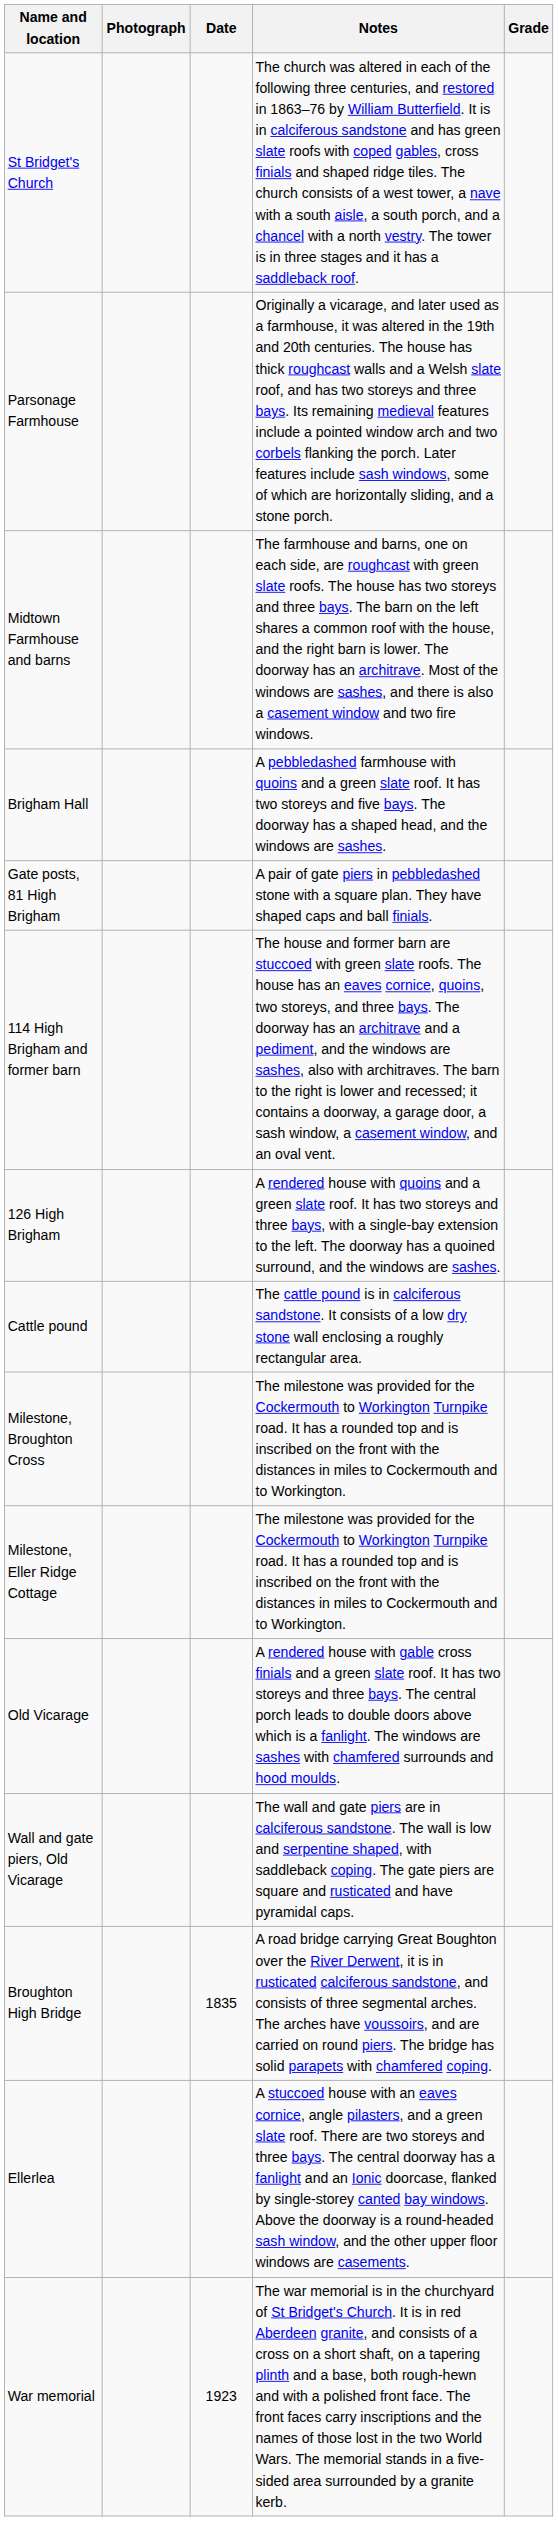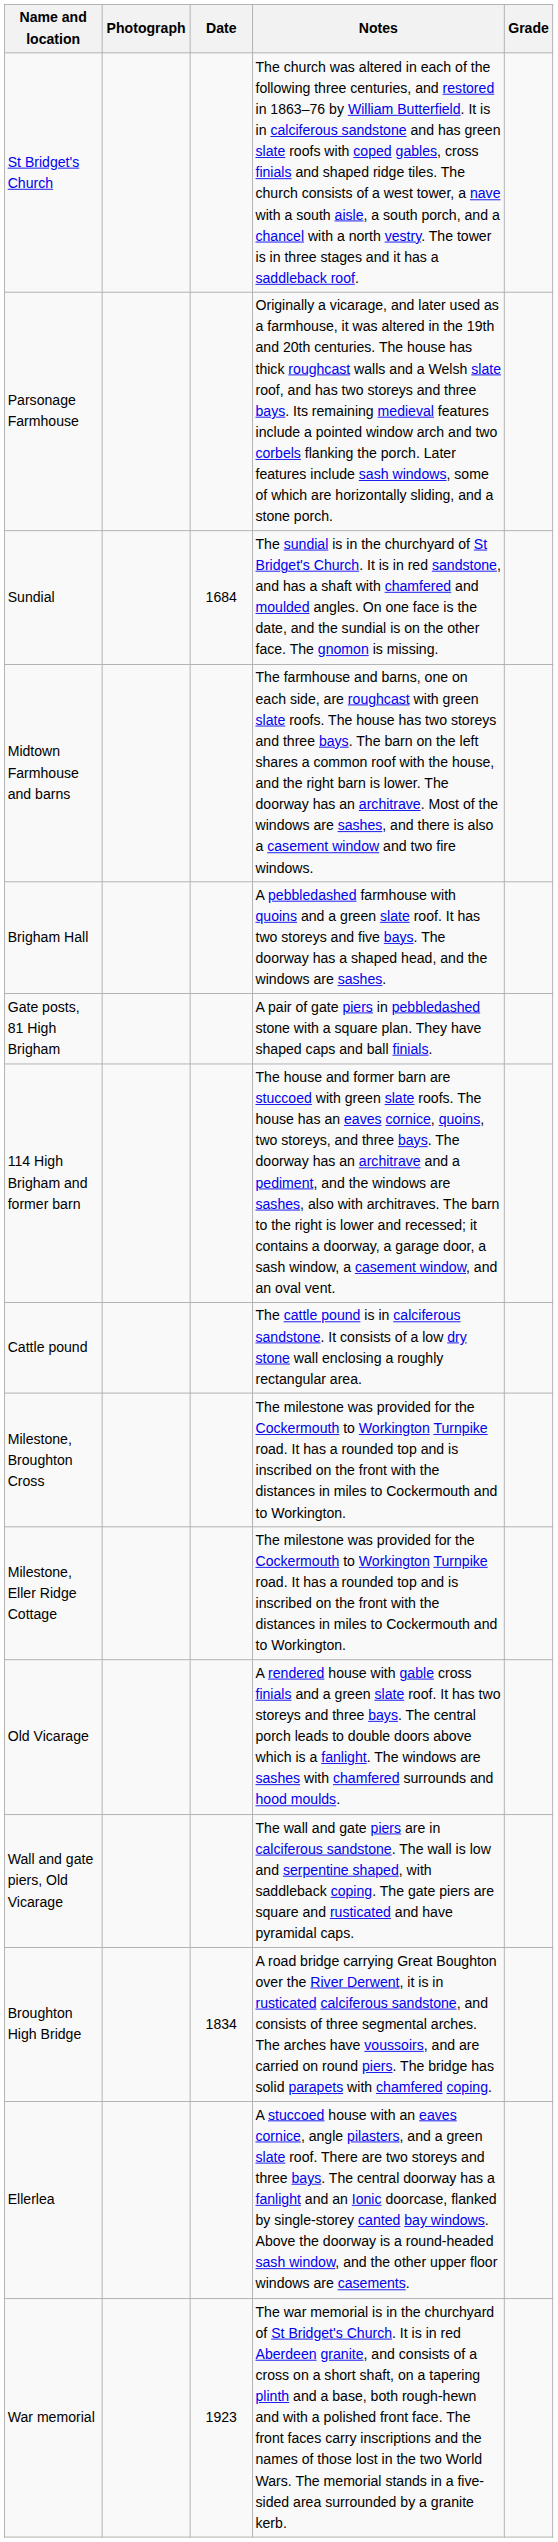+ row: (31, 597)
- row: (36, 1225)
(221, 2003) 1835 -> (221, 2024) 1834
